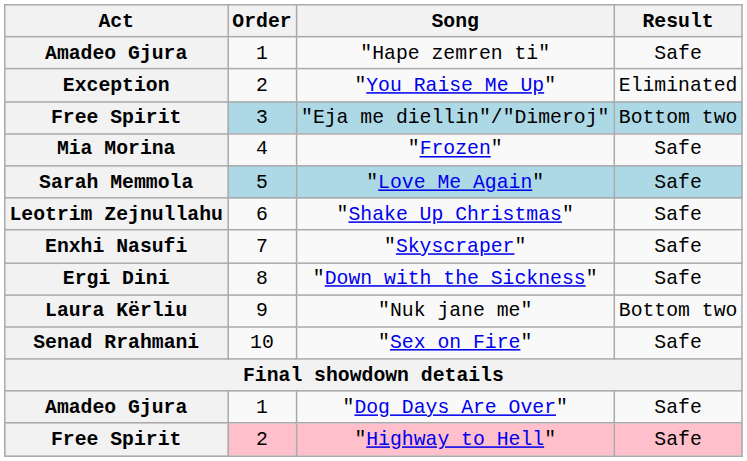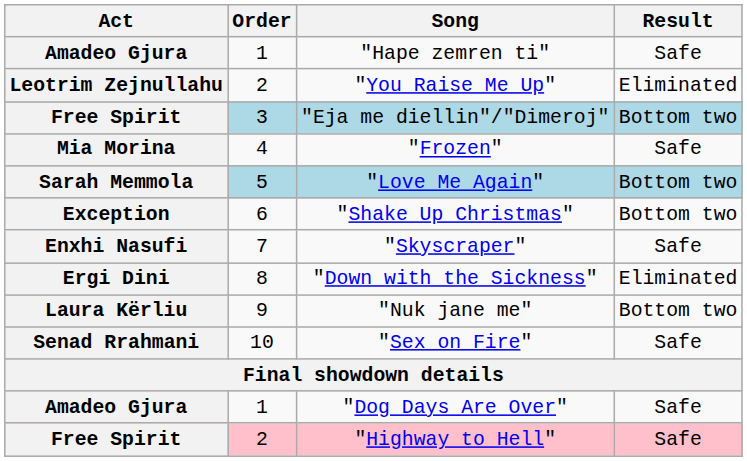(116, 85) Exception -> (116, 85) Leotrim Zejnullahu
(678, 182) Safe -> (678, 182) Bottom two
(116, 214) Leotrim Zejnullahu -> (116, 214) Exception
(678, 214) Safe -> (678, 214) Bottom two
(678, 279) Safe -> (678, 279) Eliminated
